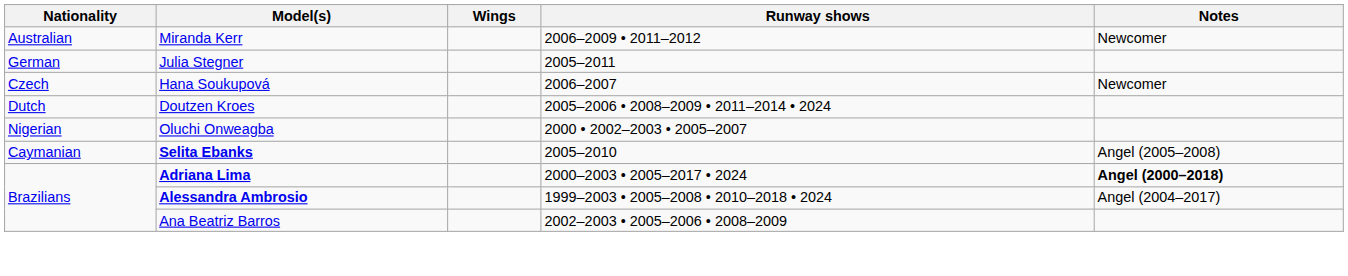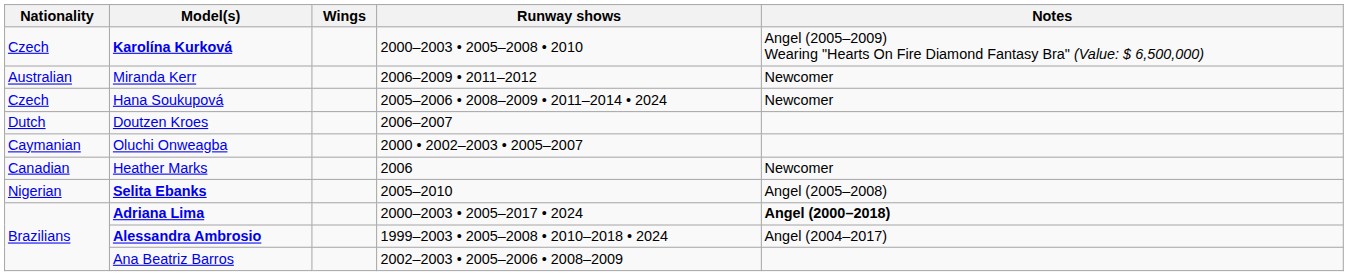+ row: (173, 46)
- row: (201, 61)
(581, 84) 2006–2007 -> (524, 100) 2005–2006 • 2008–2009 • 2011–2014 • 2024
(688, 106) 2005–2006 • 2008–2009 • 2011–2014 • 2024 -> (417, 122) 2006–2007
(35, 129) Nigerian -> (44, 145) Caymanian
+ row: (160, 168)
(44, 152) Caymanian -> (35, 190) Nigerian
